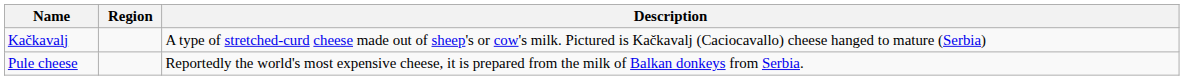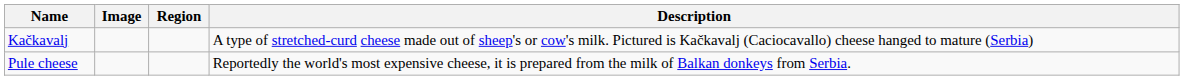+ column: (122, 16)
